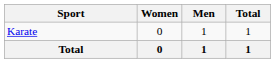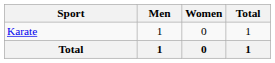columns swapped: (204, 13) <-> (160, 13)
